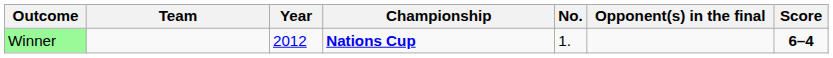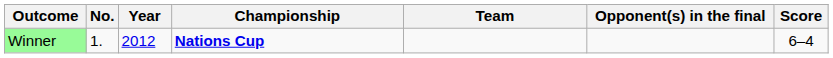columns swapped: (571, 16) <-> (178, 16)
(801, 40) bold -> (801, 40) normal
